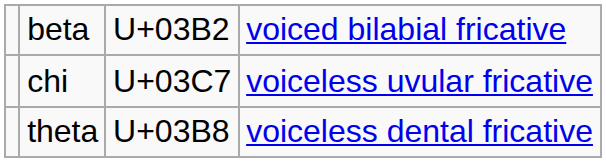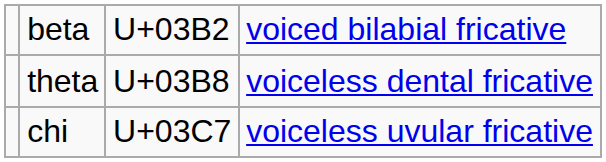rows swapped: (63, 131) <-> (48, 80)
